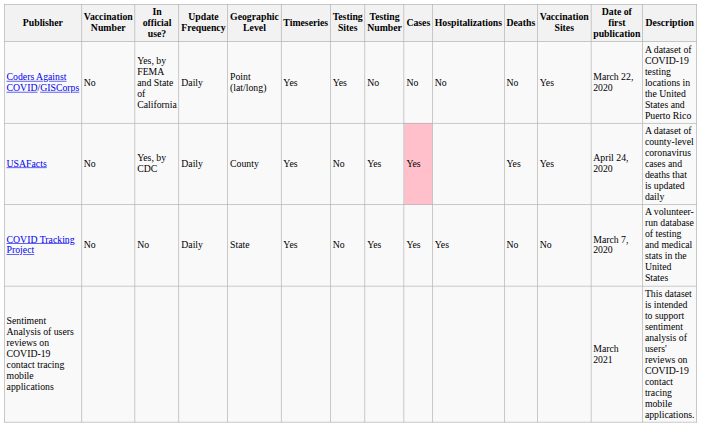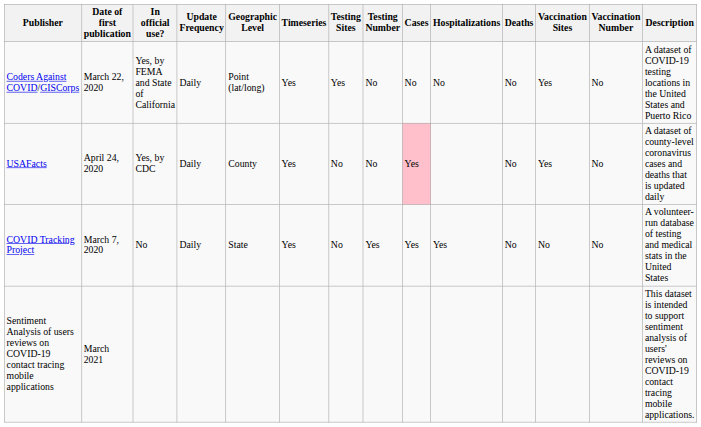columns swapped: (617, 23) <-> (108, 23)
(374, 163) Yes -> (371, 163) No
(514, 163) Yes -> (511, 163) No
